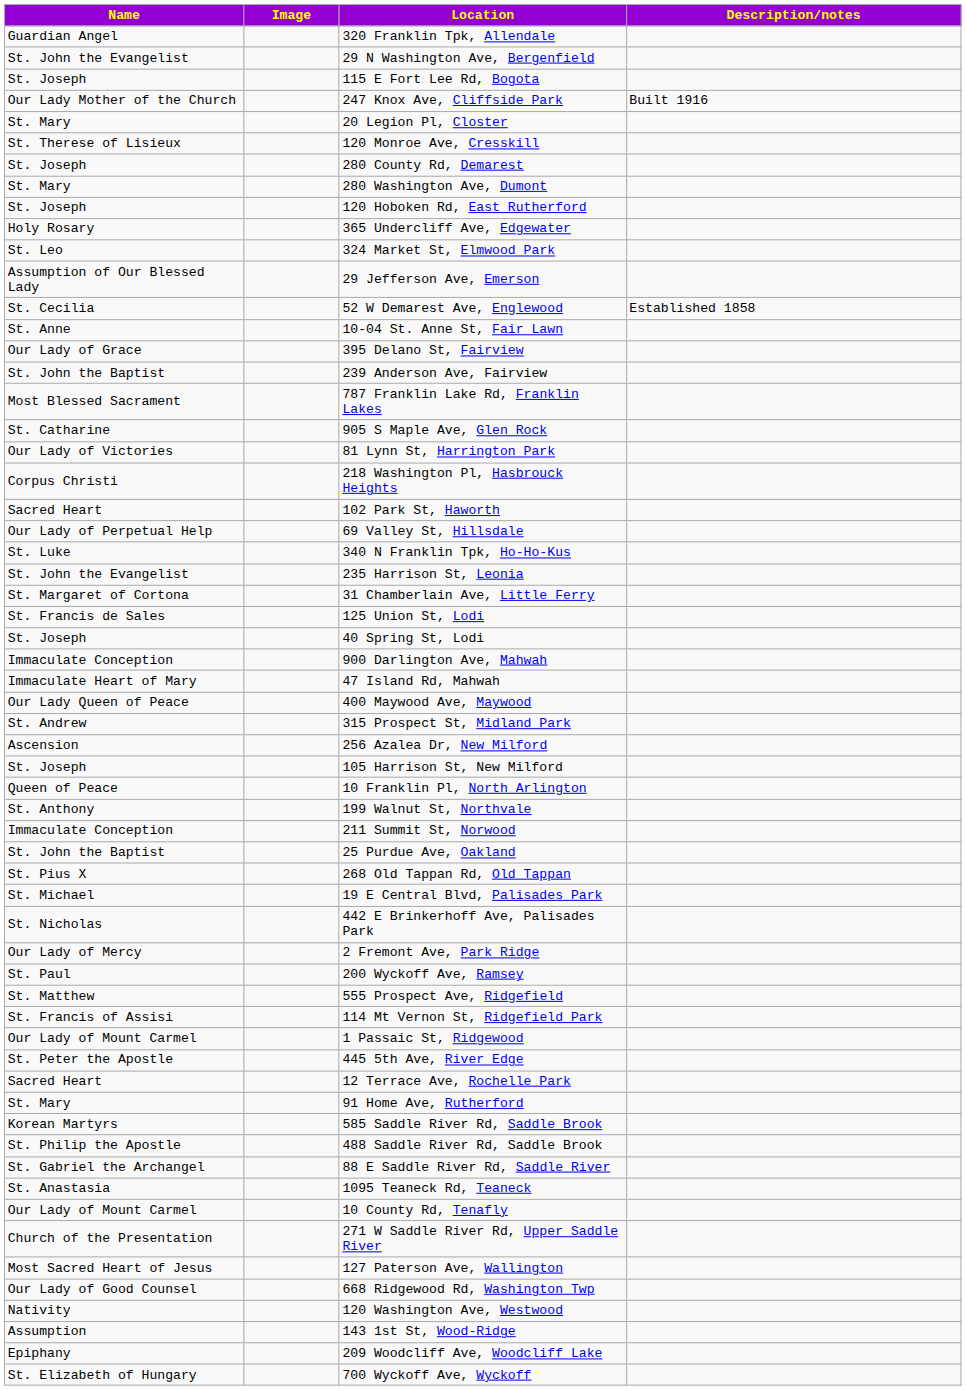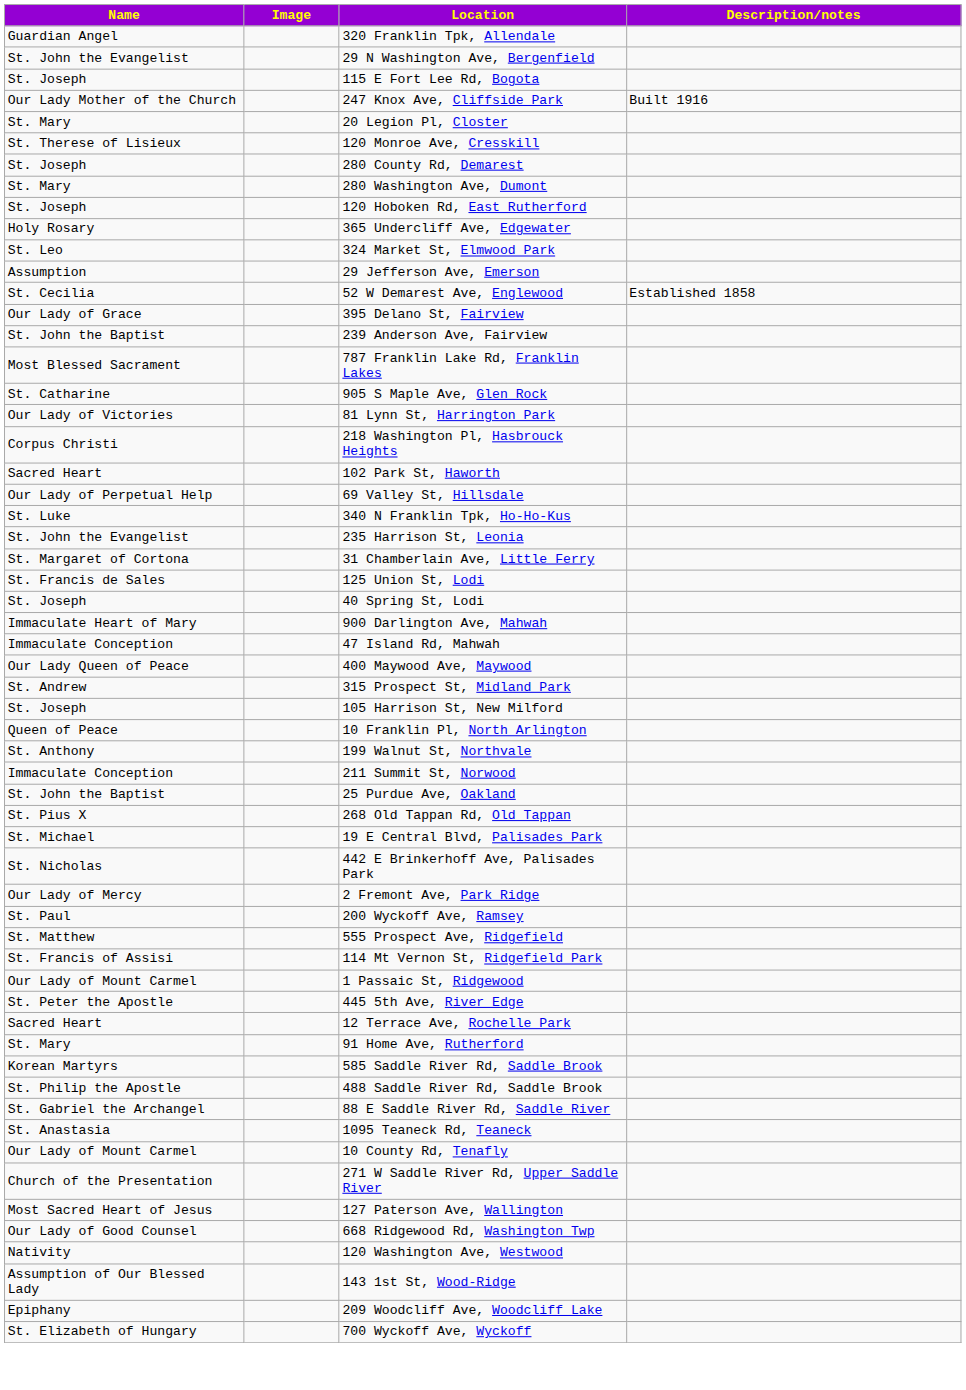(106, 280) Assumption of Our Blessed Lady -> (47, 272) Assumption
- row: (453, 330)
(90, 660) Immaculate Conception -> (102, 623) Immaculate Heart of Mary
(102, 681) Immaculate Heart of Mary -> (90, 645) Immaculate Conception
- row: (445, 745)
(47, 1332) Assumption -> (106, 1282) Assumption of Our Blessed Lady
